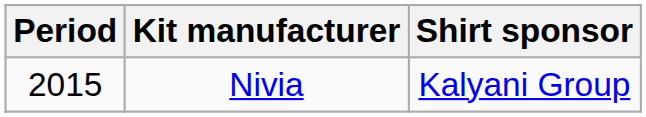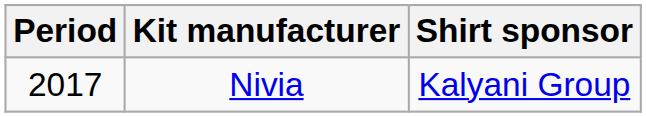(65, 84) 2015 -> (65, 84) 2017
